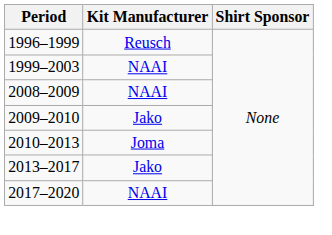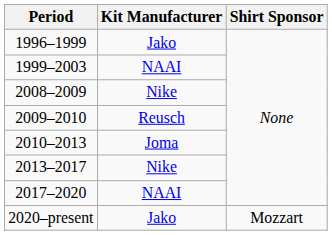(148, 42) Reusch -> (162, 42) Jako
(148, 92) NAAI -> (162, 92) Nike
(148, 117) Jako -> (162, 117) Reusch
(148, 167) Jako -> (162, 167) Nike
+ row: (51, 218)
